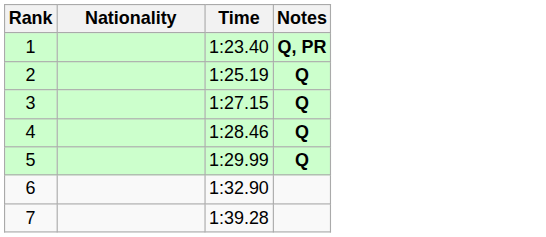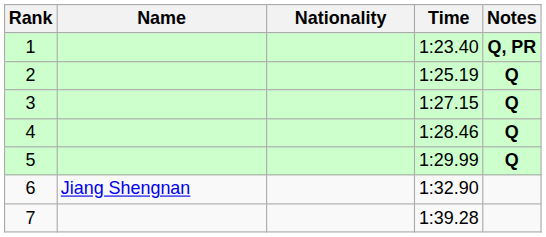+ column: (162, 18)
